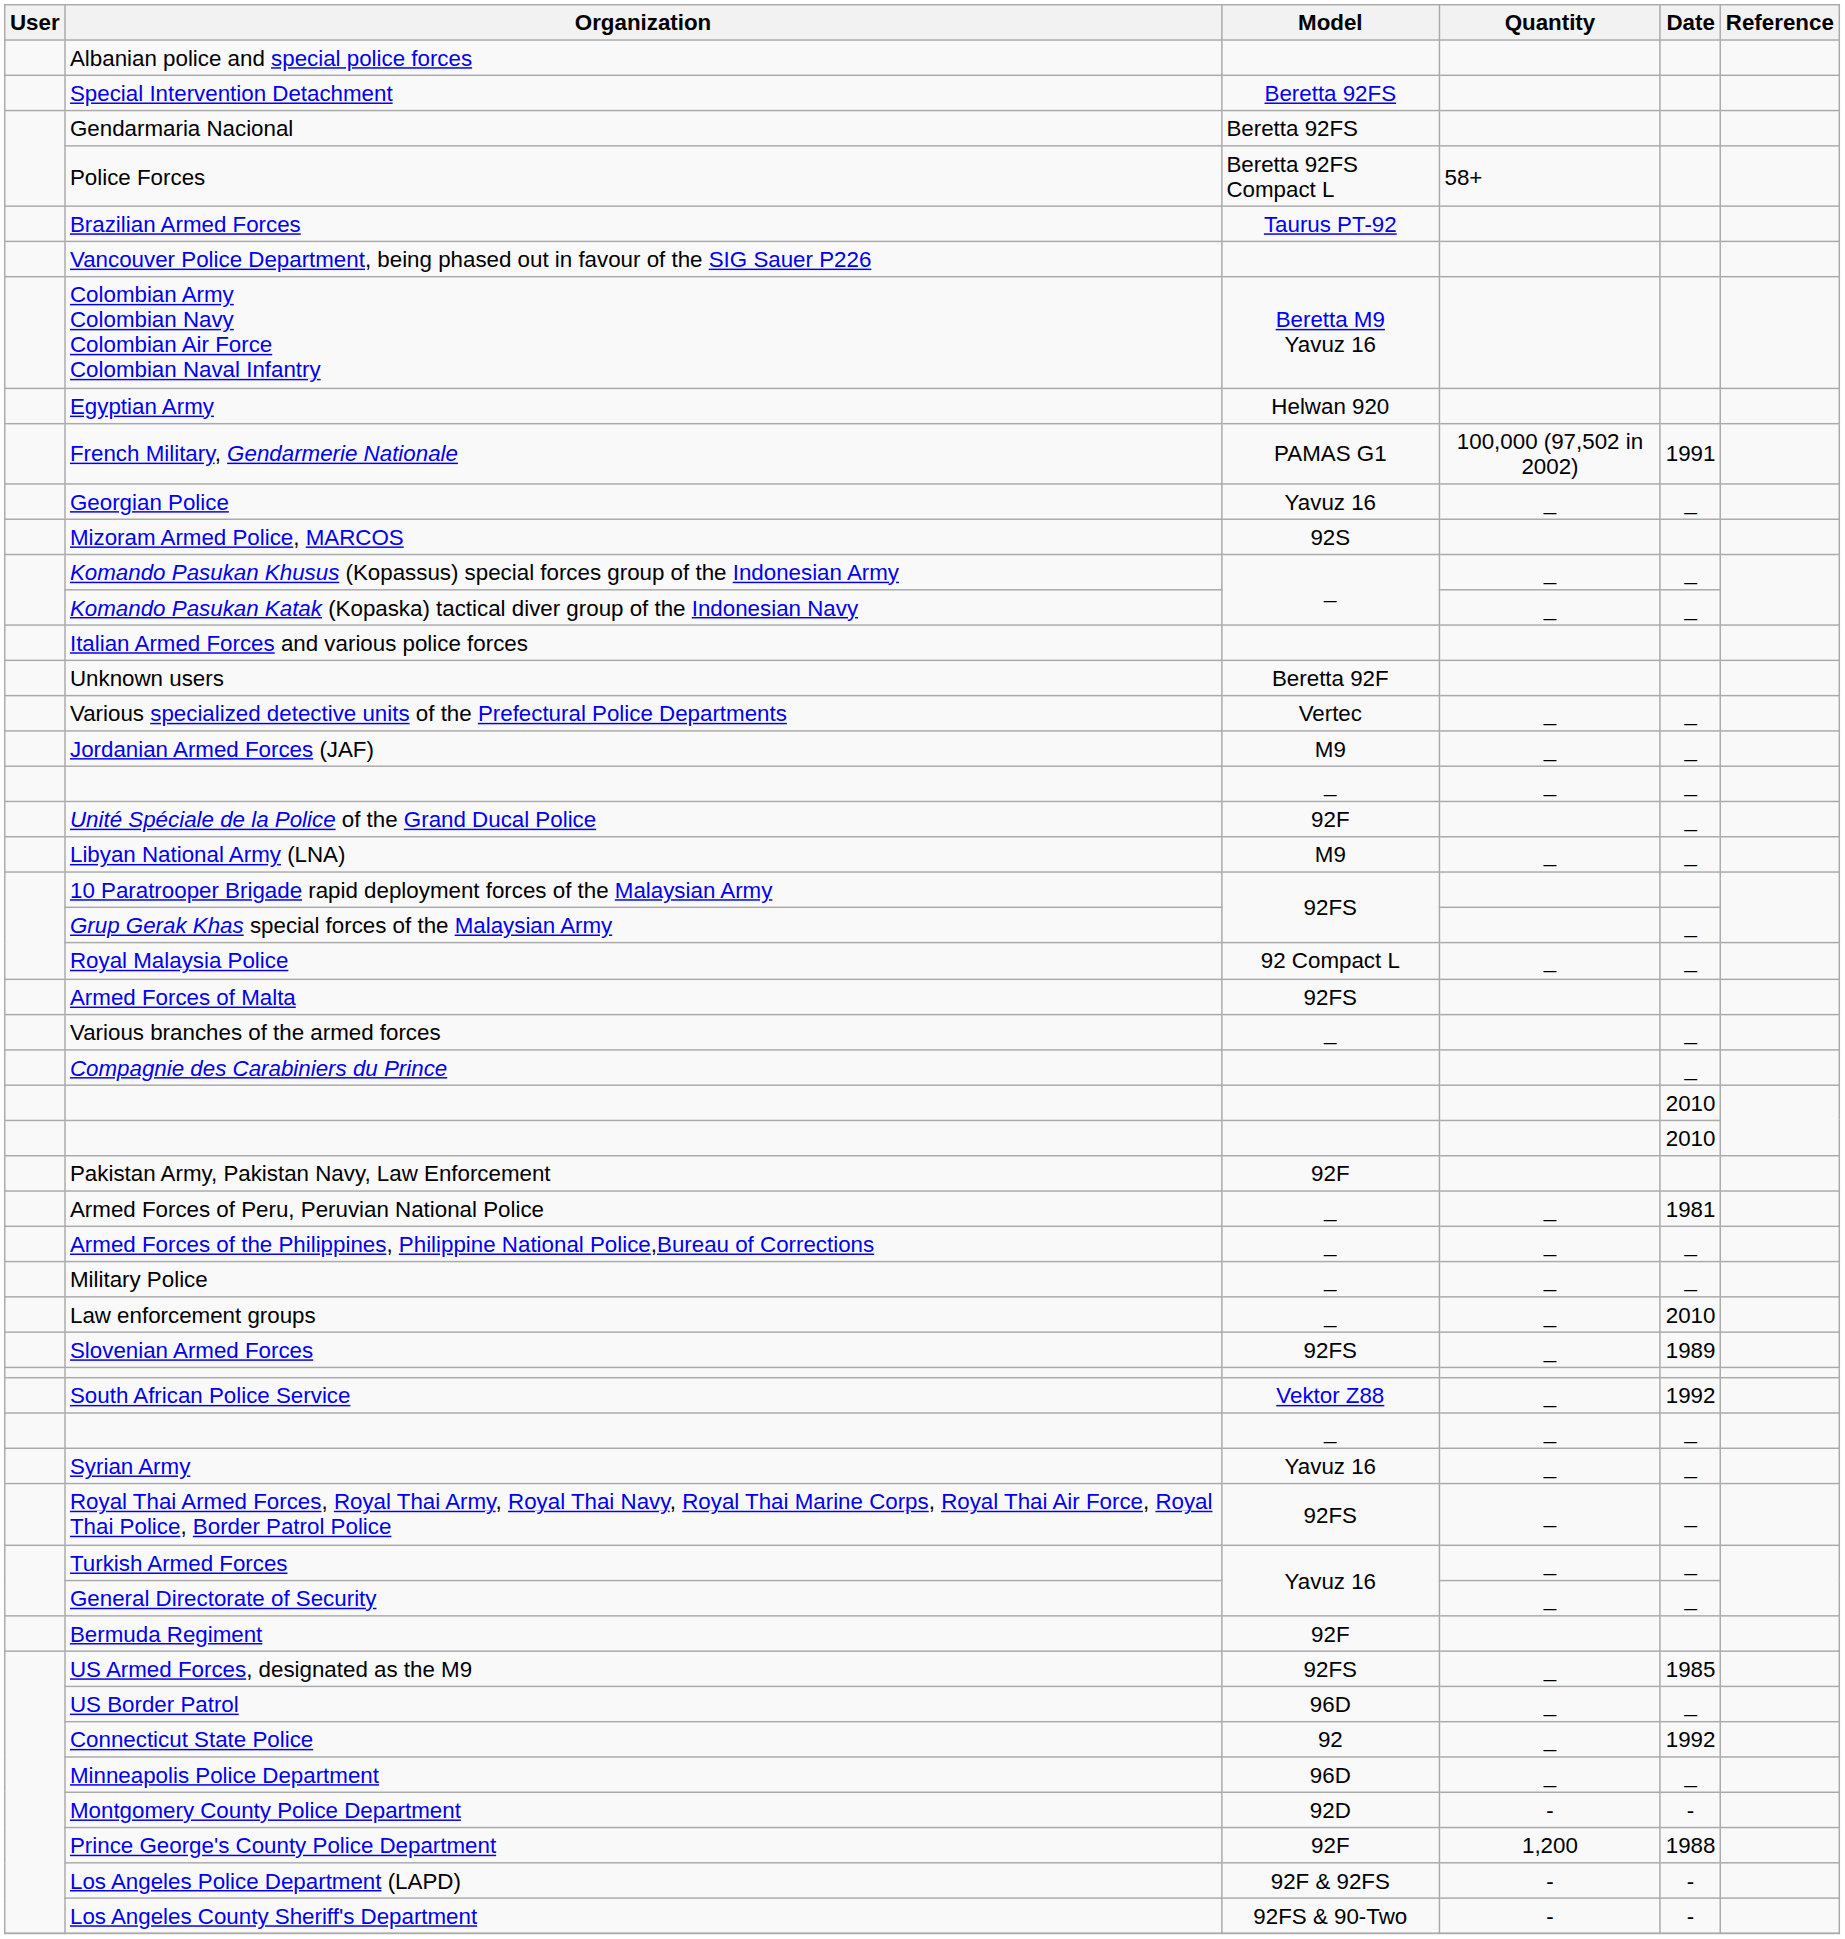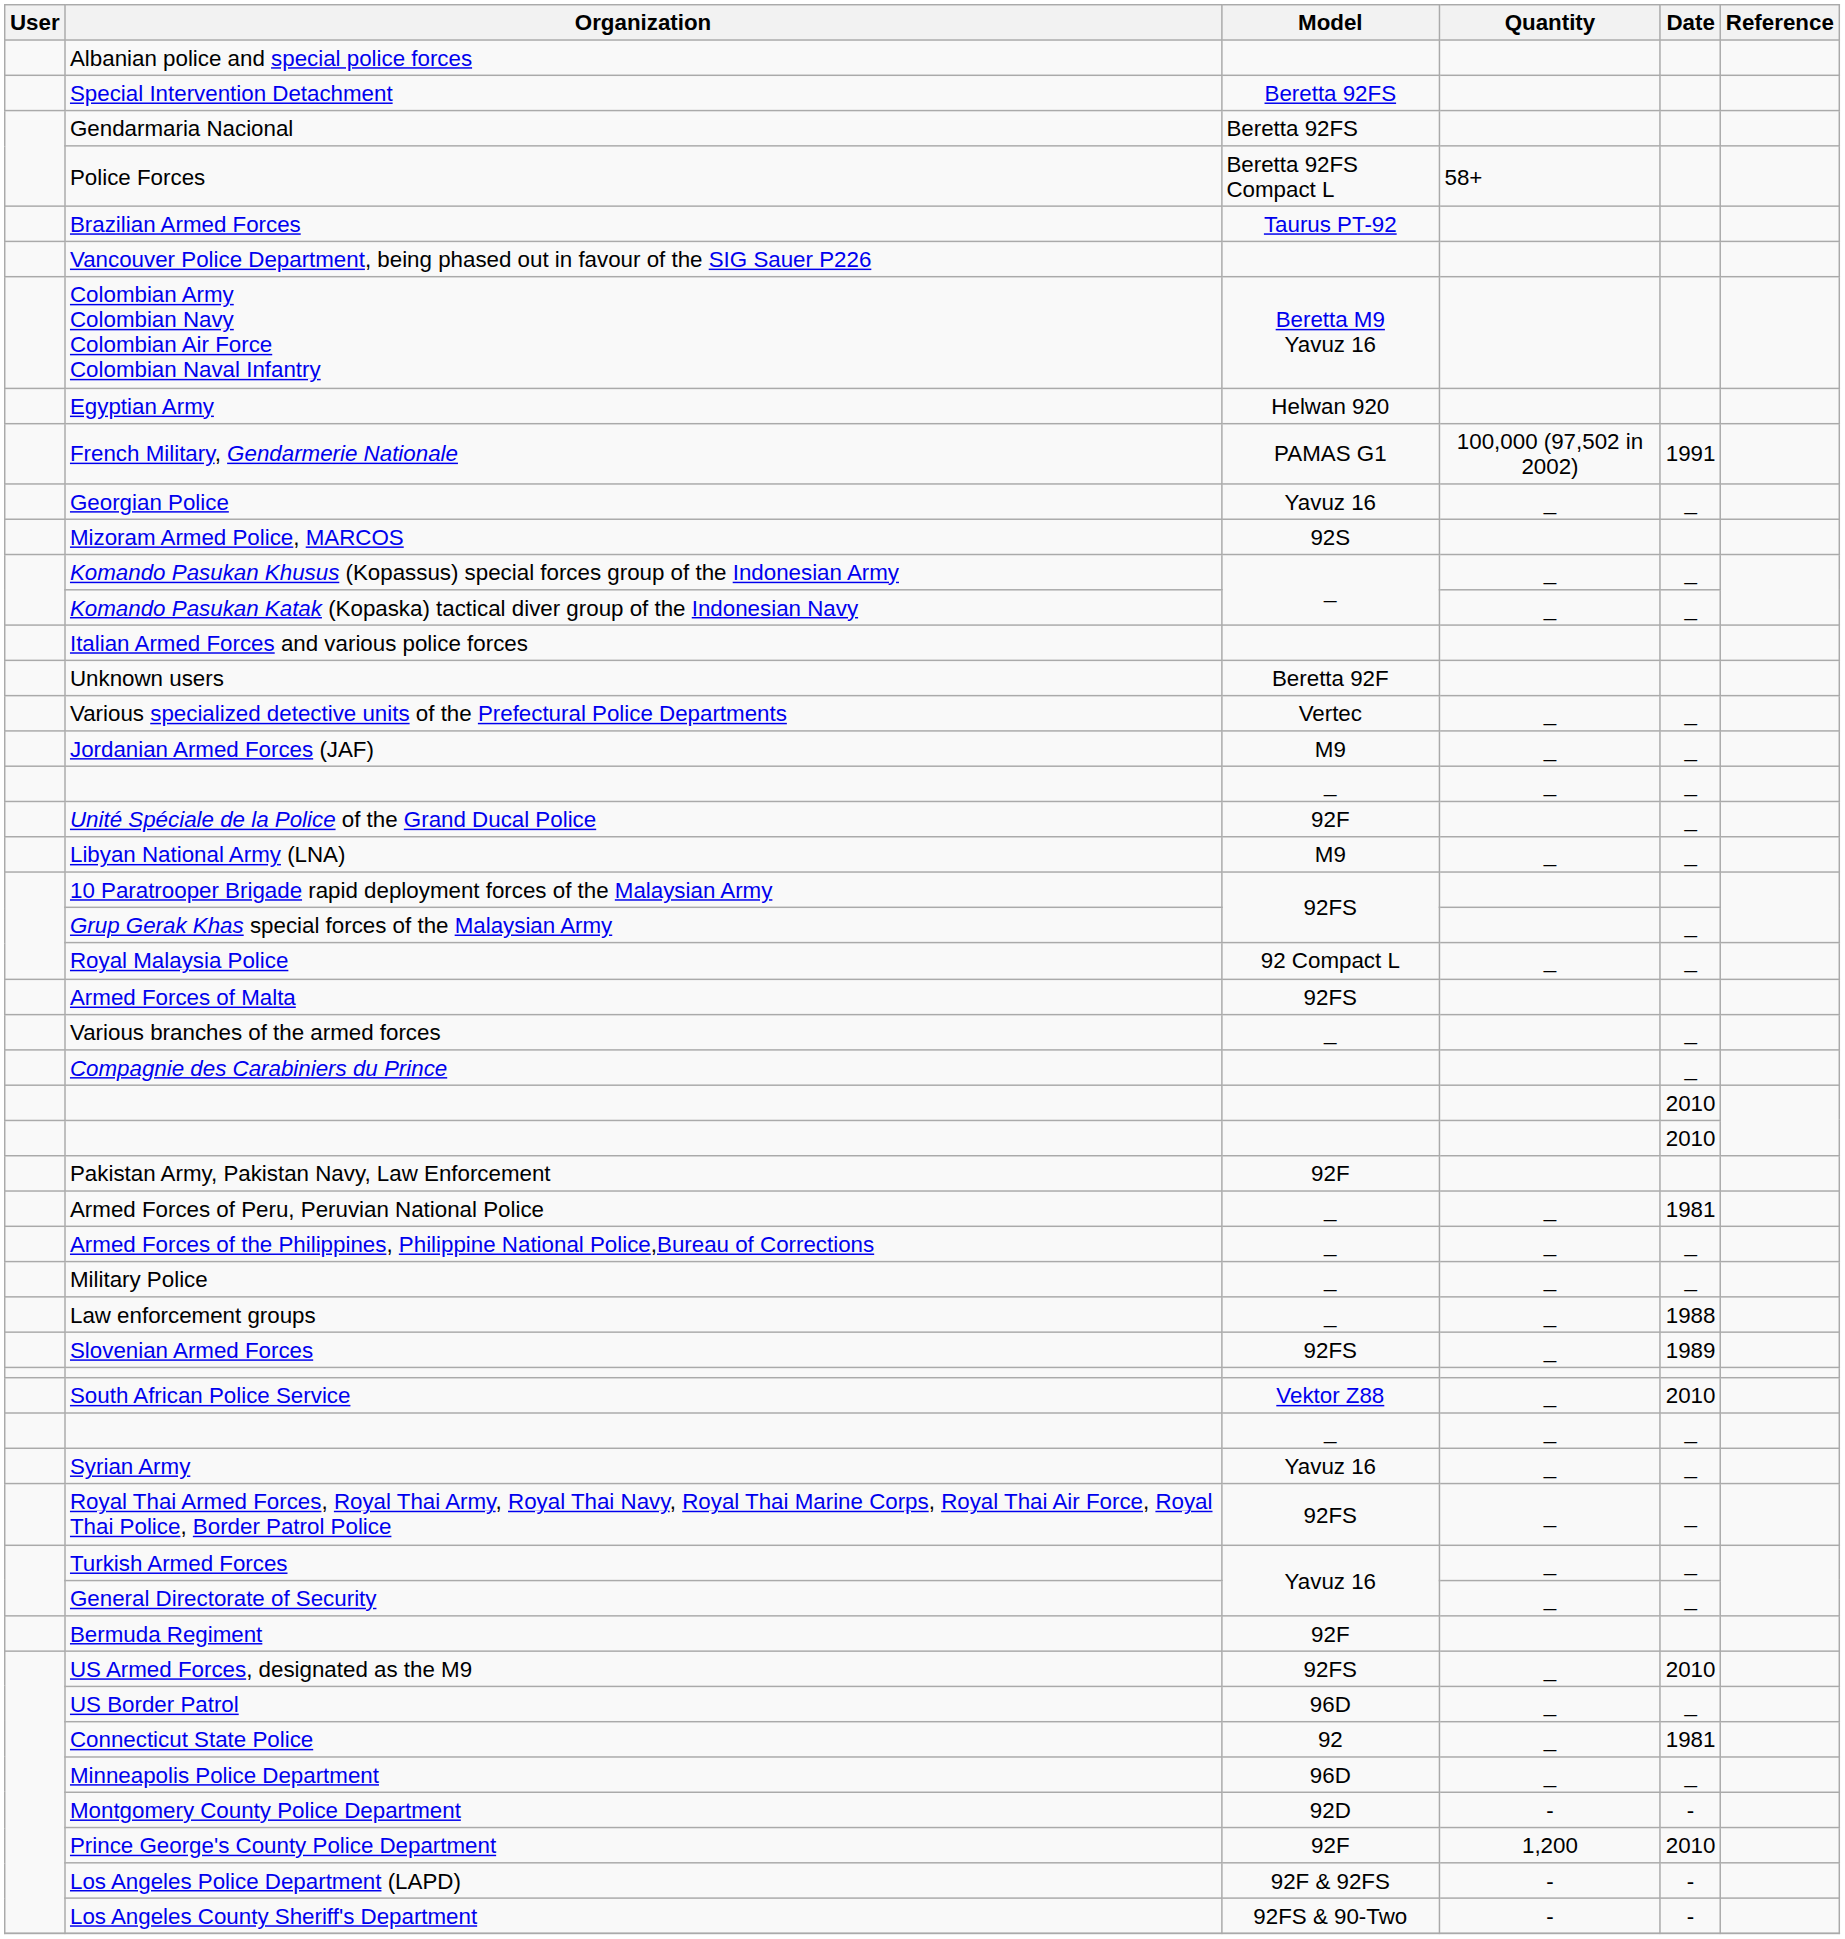(1691, 1315) 2010 -> (1691, 1315) 1988
(1691, 1396) 1992 -> (1691, 1396) 2010
(1691, 1669) 1985 -> (1691, 1669) 2010
(1691, 1739) 1992 -> (1691, 1739) 1981
(1691, 1845) 1988 -> (1691, 1845) 2010
